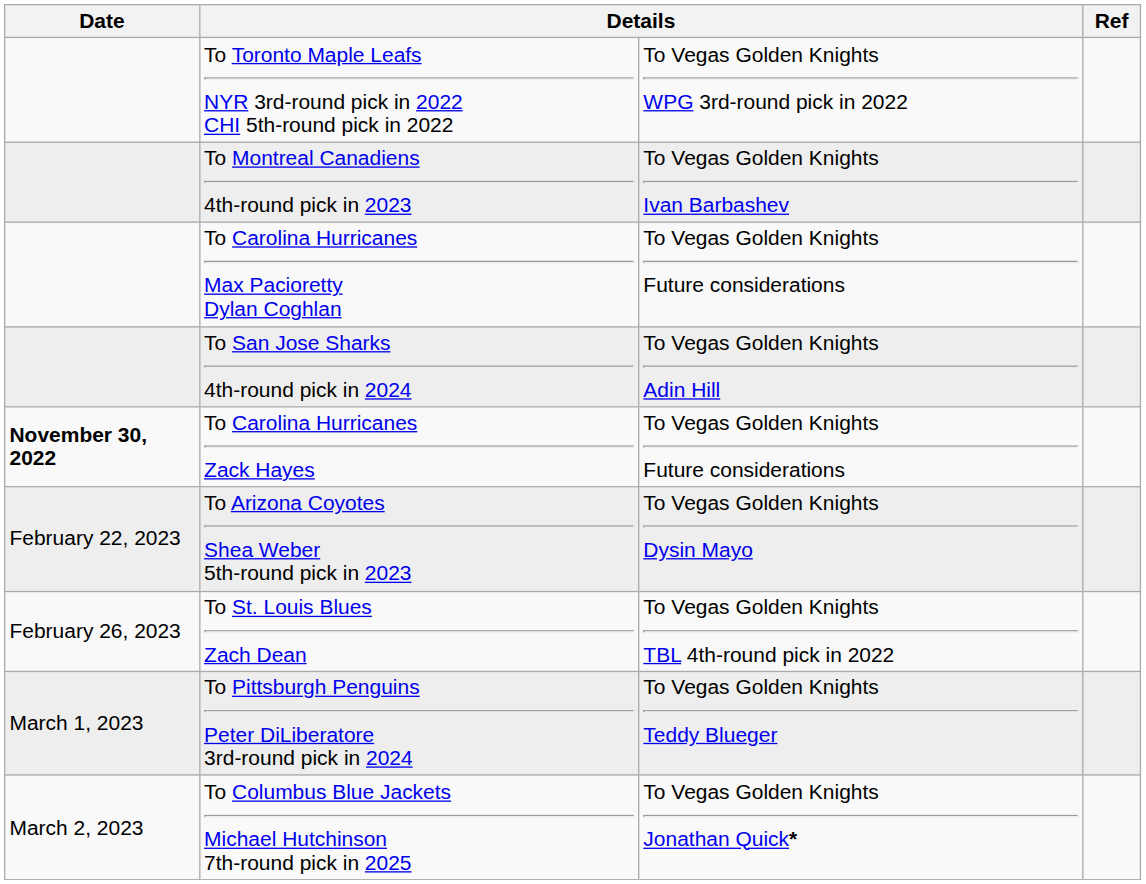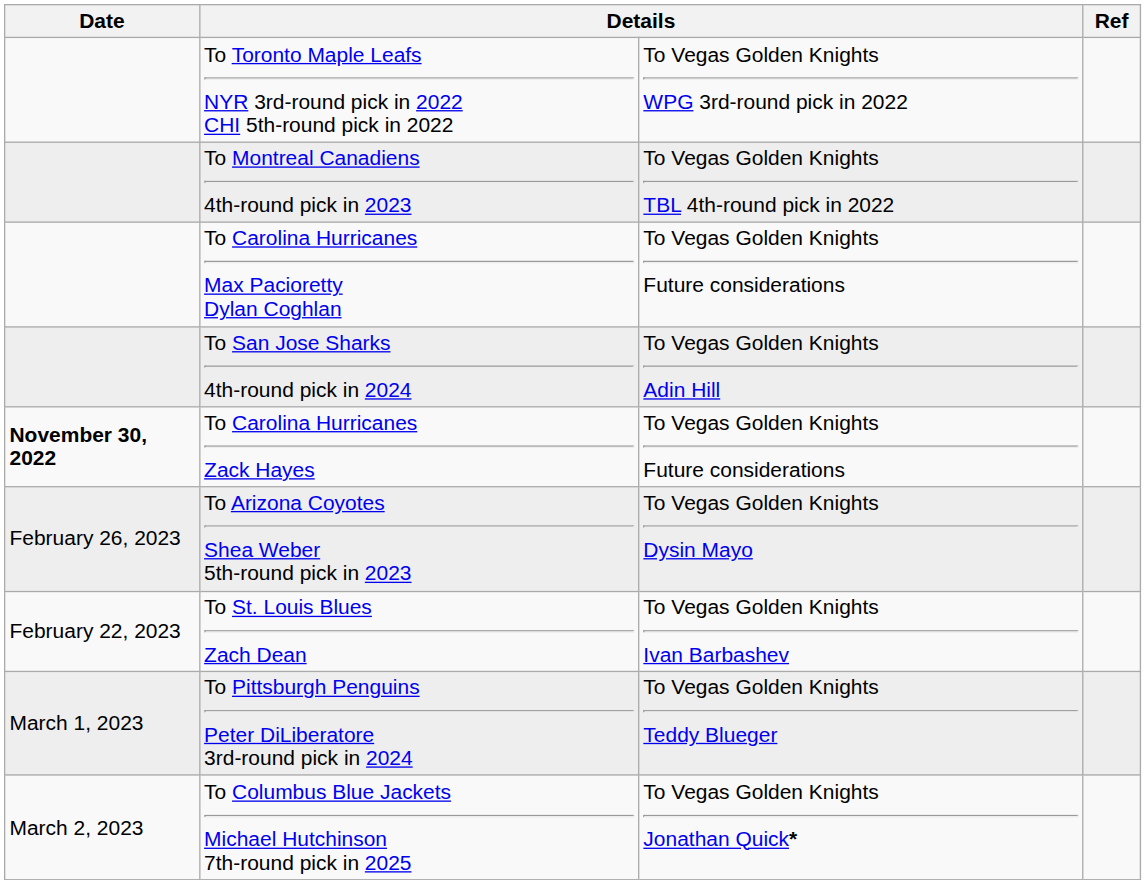(861, 181) To Vegas Golden Knights Ivan Barbashev -> (861, 181) To Vegas Golden Knights TBL 4th-round pick in 2022
(95, 538) February 22, 2023 -> (95, 538) February 26, 2023
(95, 631) February 26, 2023 -> (95, 631) February 22, 2023
(861, 631) To Vegas Golden Knights TBL 4th-round pick in 2022 -> (861, 631) To Vegas Golden Knights Ivan Barbashev
